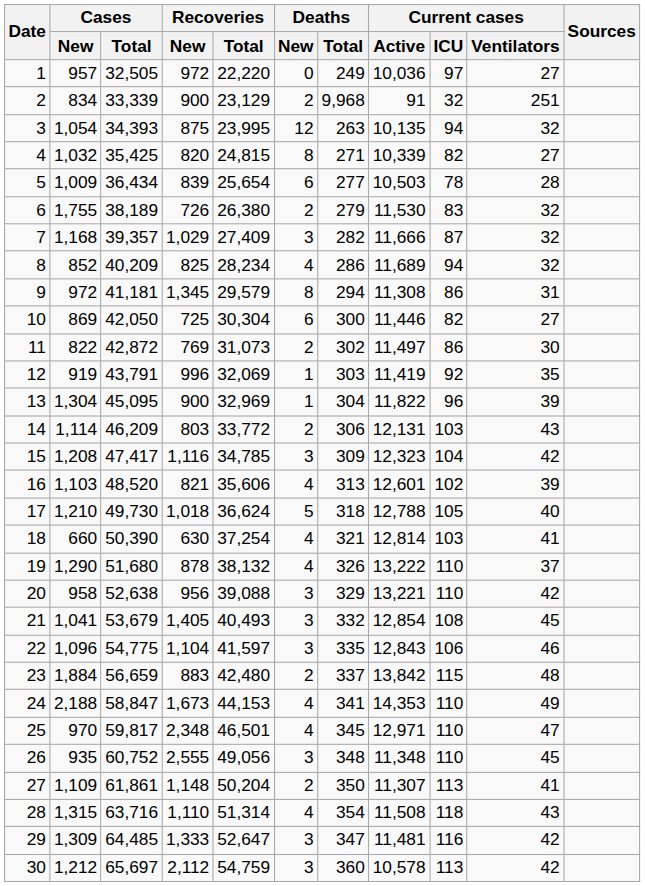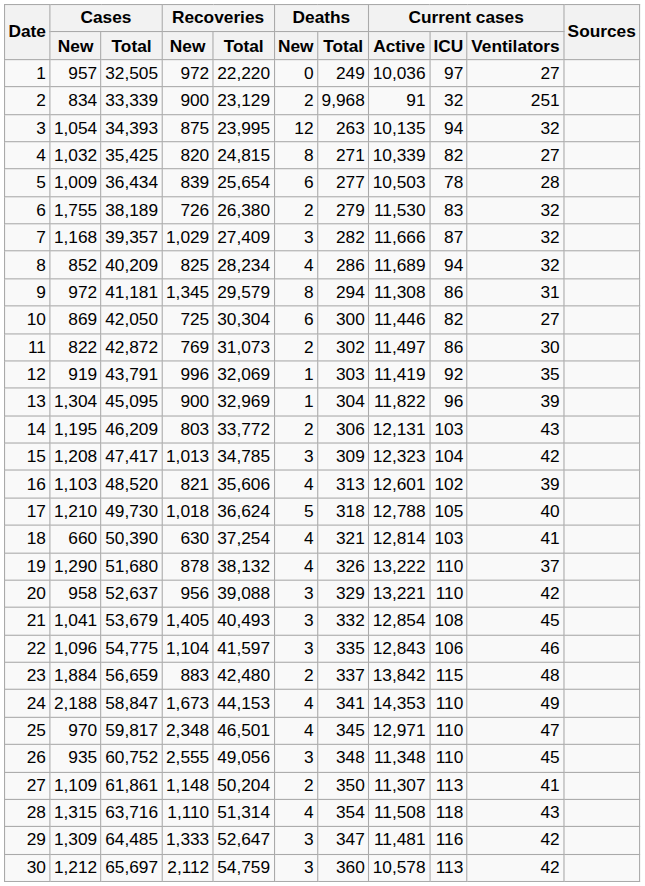(76, 429) 1,114 -> (76, 429) 1,195
(188, 456) 1,116 -> (188, 456) 1,013
(132, 593) 52,638 -> (132, 593) 52,637
